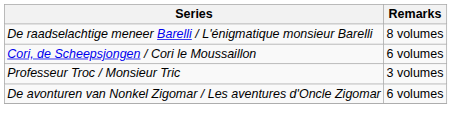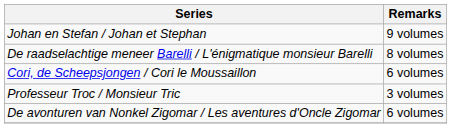+ row: (107, 34)
